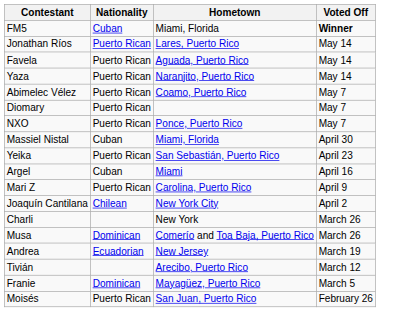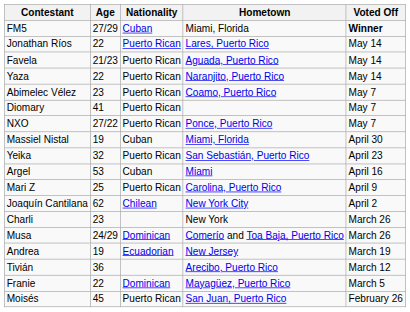+ column: (105, 13)
